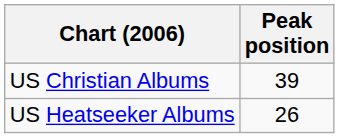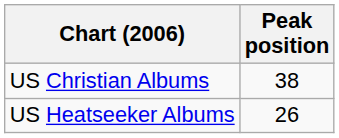(287, 80) 39 -> (287, 80) 38
